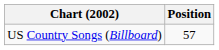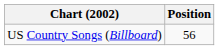(189, 34) 57 -> (189, 34) 56
